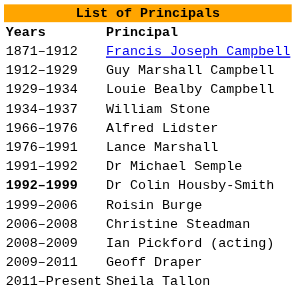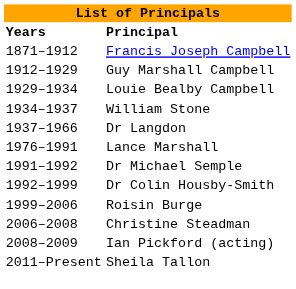+ row: (146, 128)
- row: (162, 128)
(42, 186) bold -> (42, 186) normal
- row: (154, 263)
